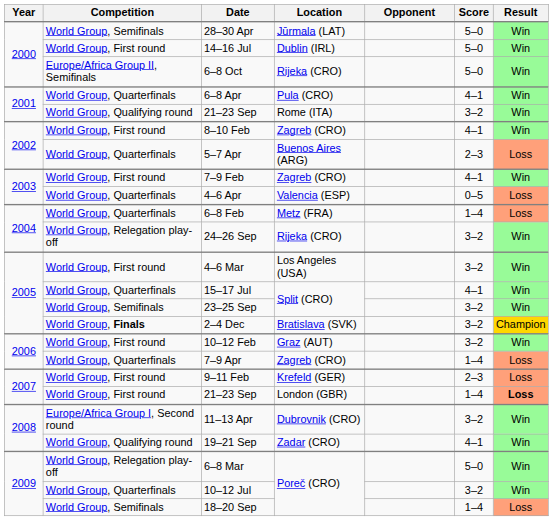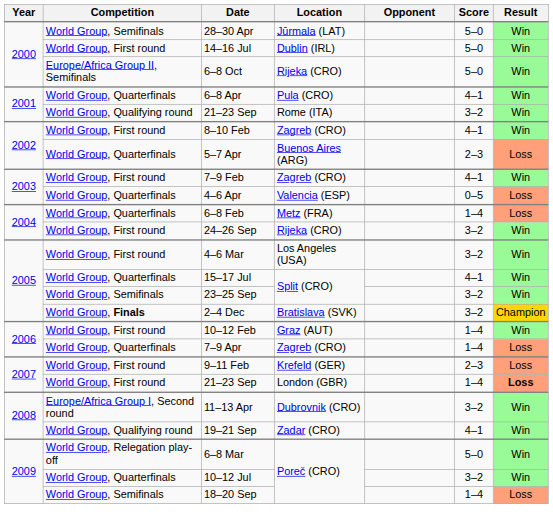(119, 236) World Group, Relegation play-off -> (106, 230) World Group, First round
(474, 342) 3–2 -> (474, 330) 1–4
